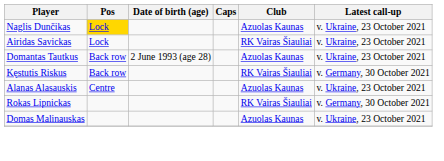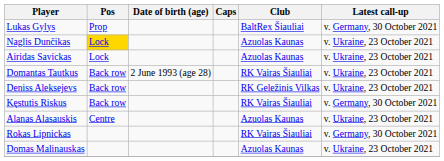+ row: (31, 27)
(276, 42) RK Vairas Šiauliai -> (272, 57) Azuolas Kaunas
(272, 57) Azuolas Kaunas -> (276, 73) RK Vairas Šiauliai
+ row: (42, 88)
